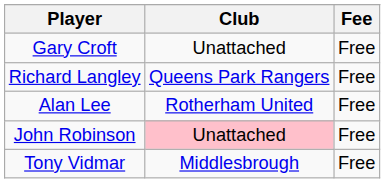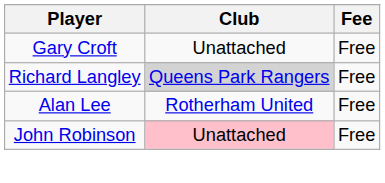(239, 76) no background -> (239, 76) lightgrey background
- row: (75, 163)
